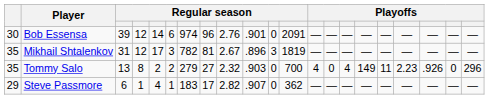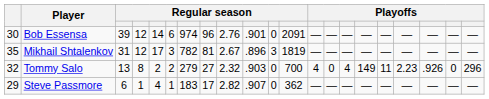(13, 68) 35 -> (13, 68) 32
